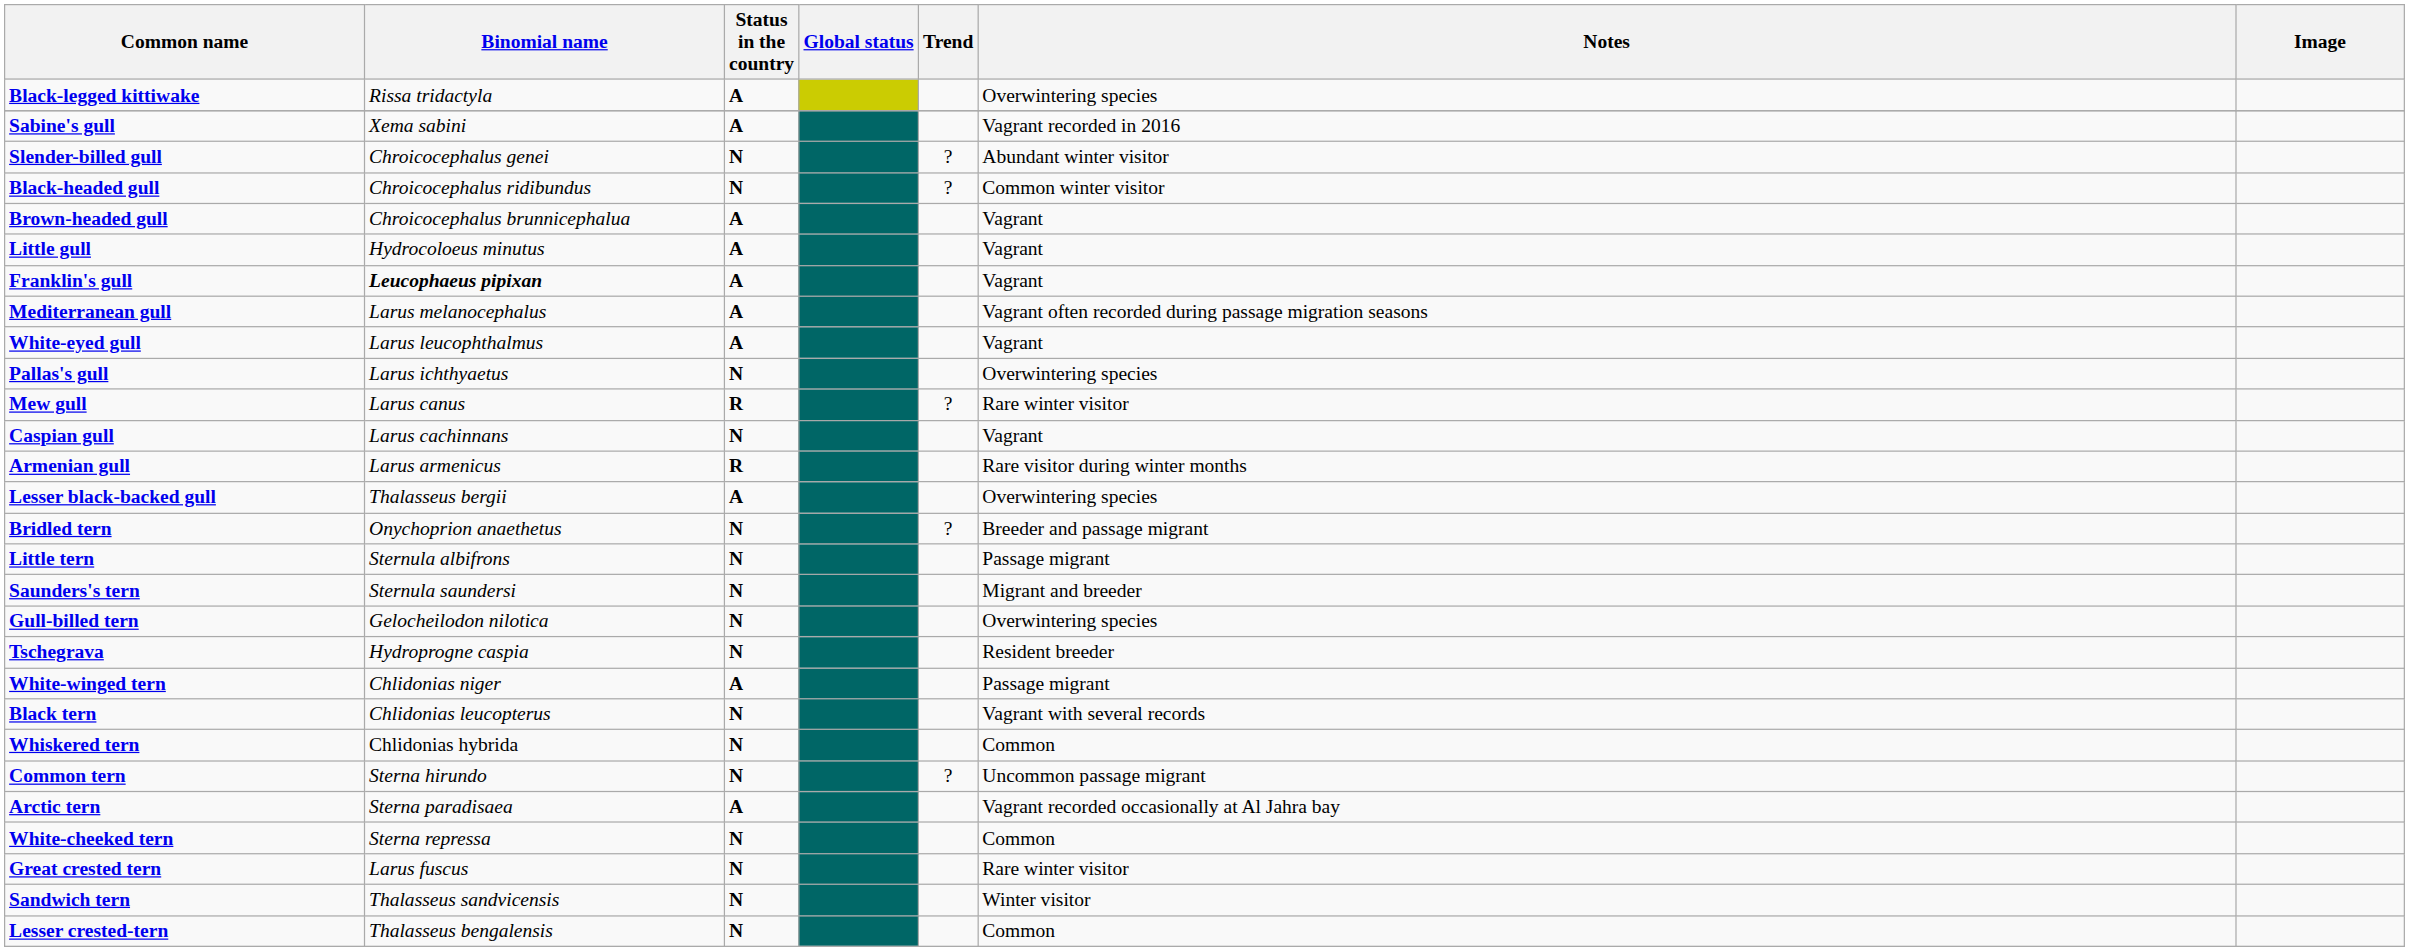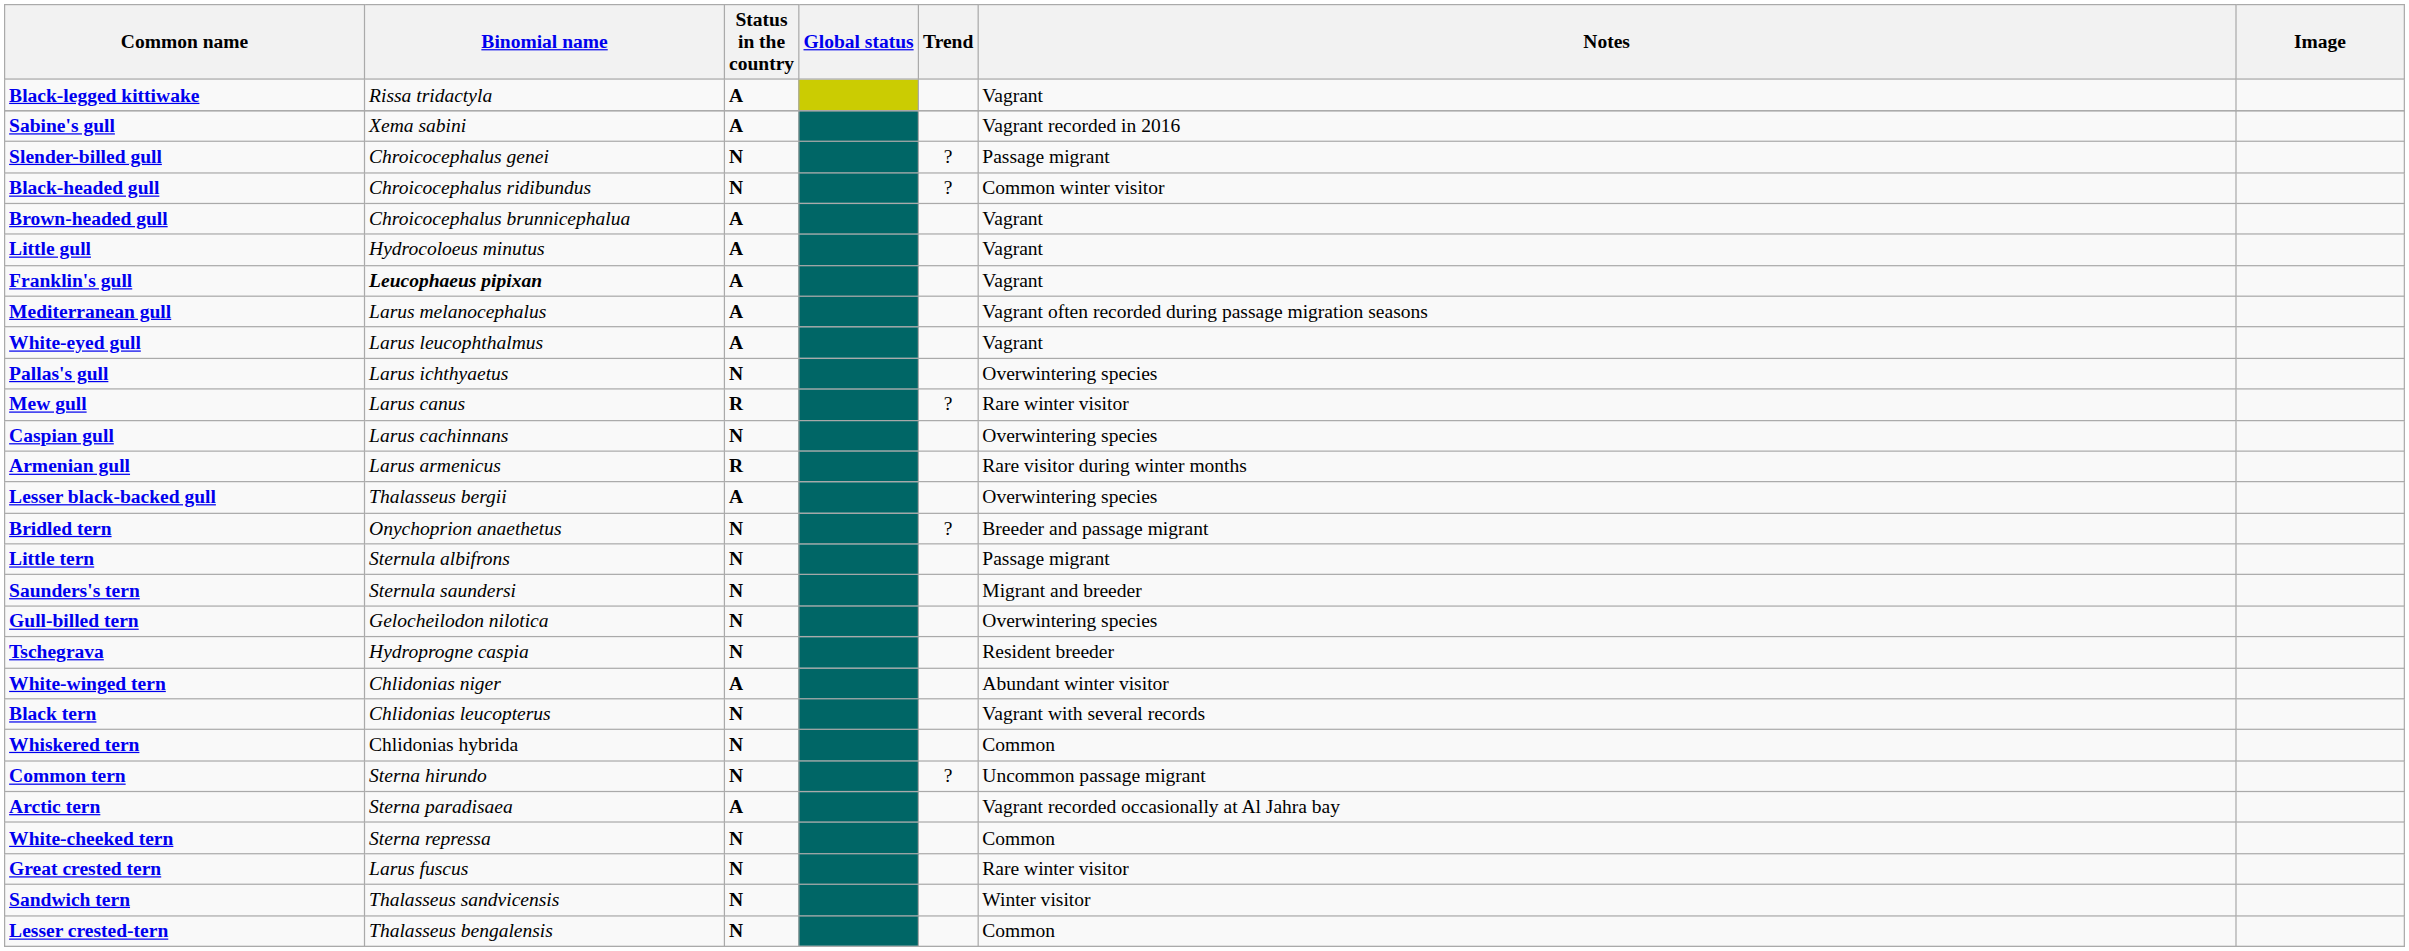(1070, 94) Overwintering species -> (1013, 94) Vagrant
(1076, 156) Abundant winter visitor -> (1046, 156) Passage migrant
(1013, 435) Vagrant -> (1070, 435) Overwintering species
(1046, 683) Passage migrant -> (1076, 683) Abundant winter visitor
